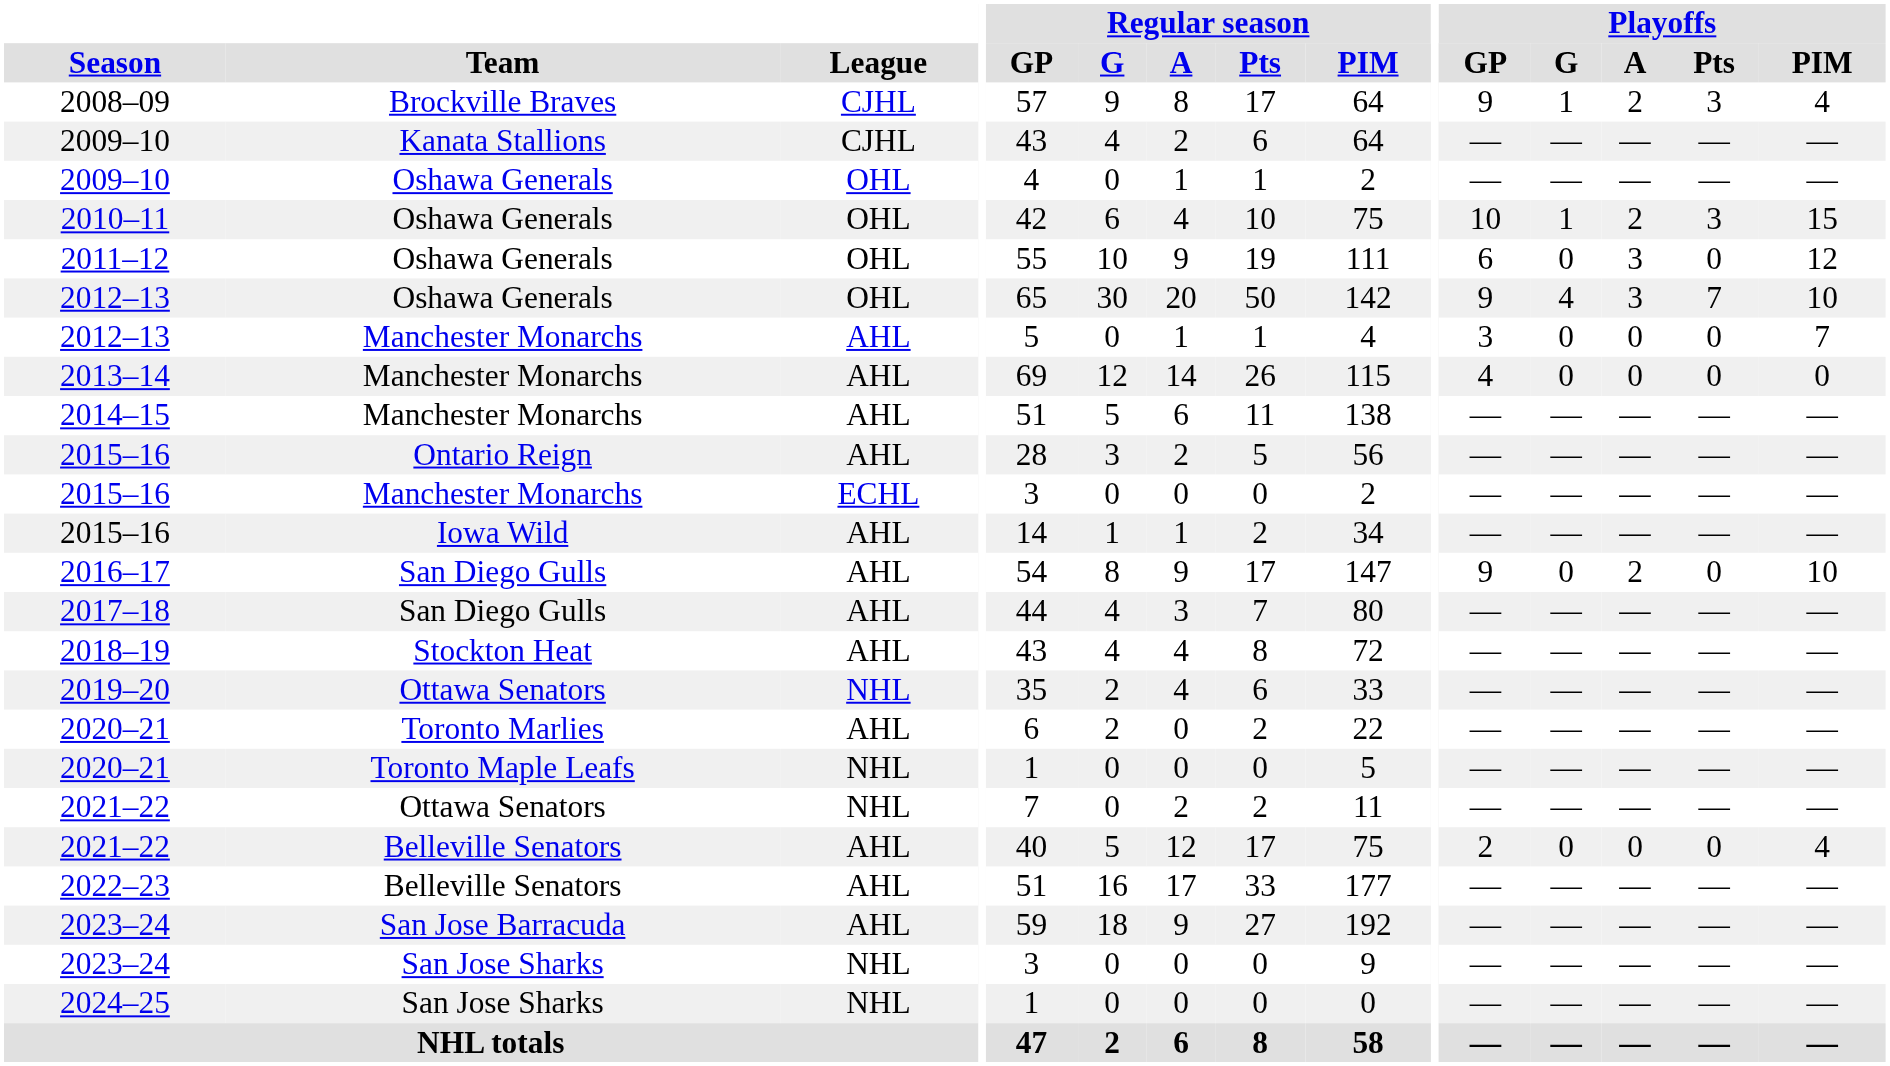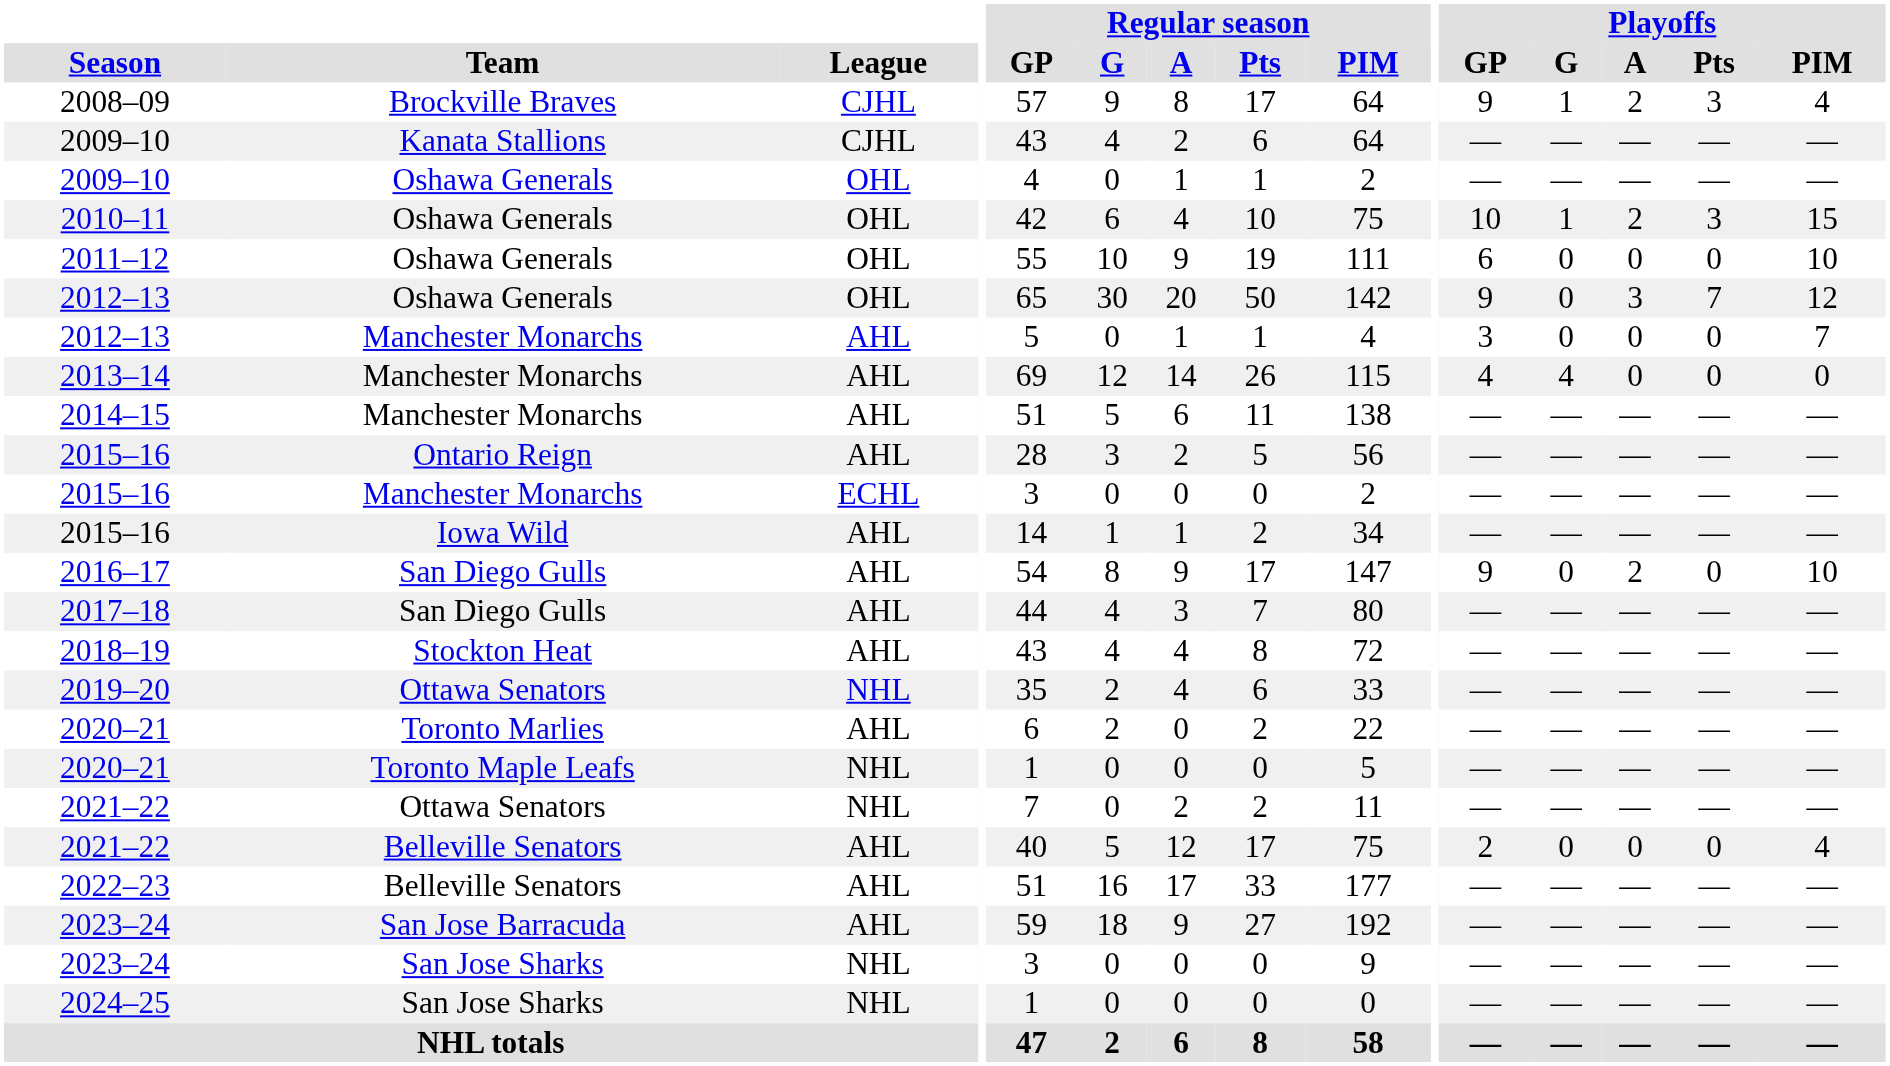(1635, 258) 3 -> (1635, 258) 0
(1822, 258) 12 -> (1822, 258) 10
(1566, 297) 4 -> (1566, 297) 0
(1822, 297) 10 -> (1822, 297) 12
(1566, 375) 0 -> (1566, 375) 4
